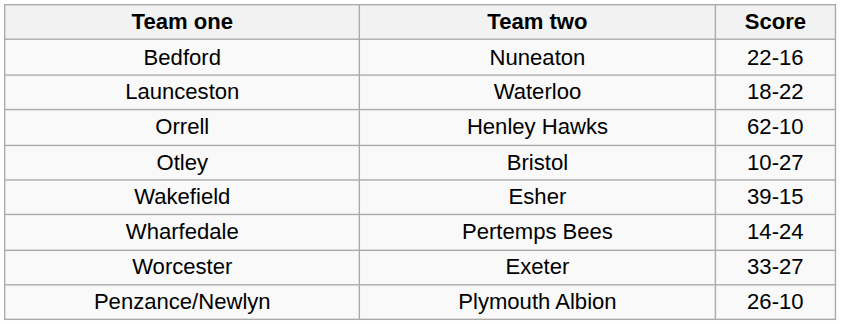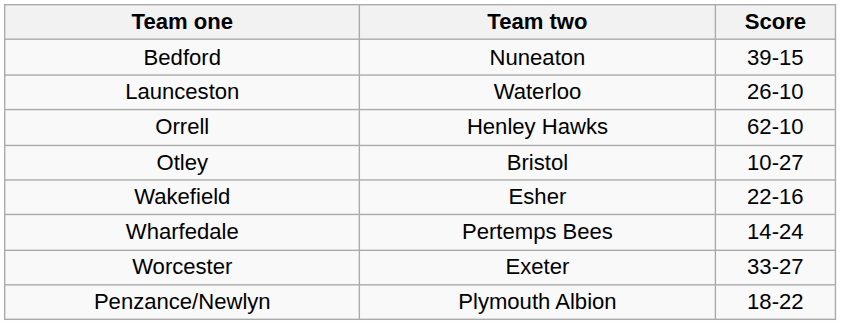(775, 57) 22-16 -> (775, 57) 39-15
(775, 92) 18-22 -> (775, 92) 26-10
(775, 197) 39-15 -> (775, 197) 22-16
(775, 302) 26-10 -> (775, 302) 18-22
